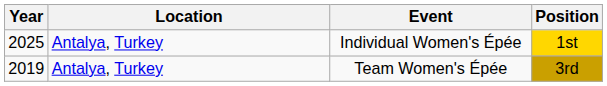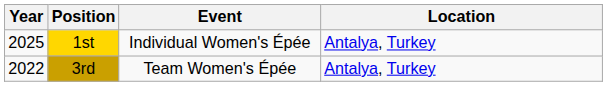columns swapped: (189, 17) <-> (567, 17)
(26, 68) 2019 -> (26, 68) 2022
